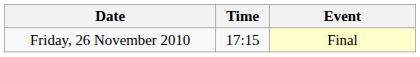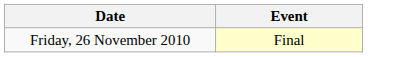- column: (243, 16)
